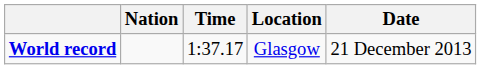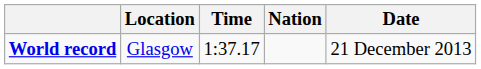columns swapped: (152, 19) <-> (287, 19)
